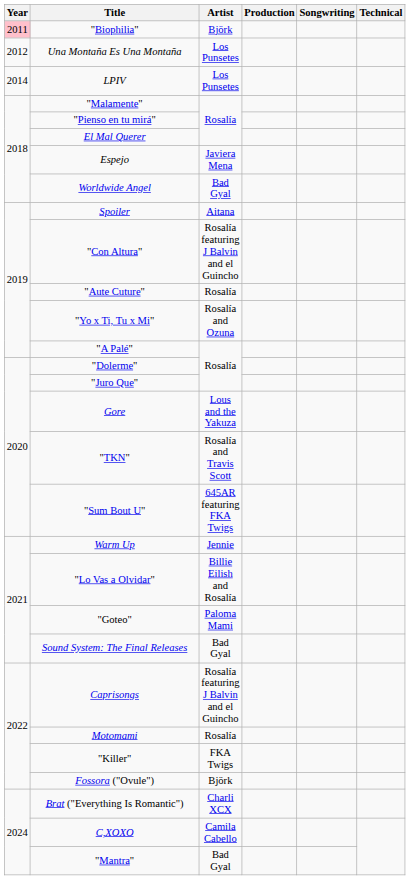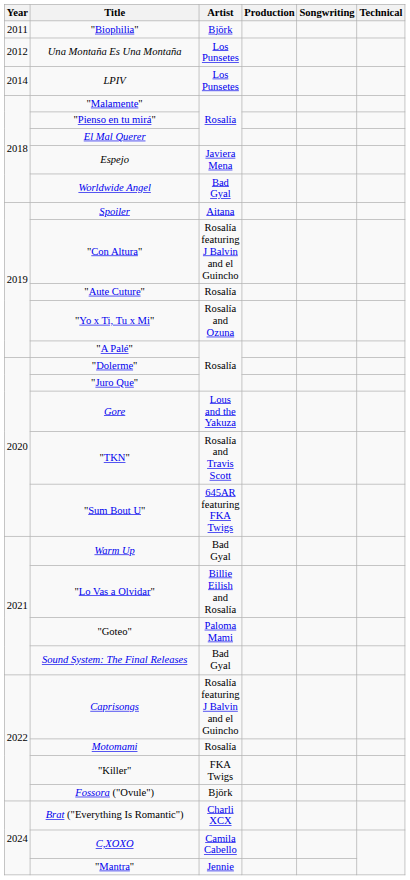(17, 29) pink background -> (17, 29) no background
(220, 544) Jennie -> (220, 550) Bad Gyal
(220, 860) Bad Gyal -> (220, 866) Jennie
